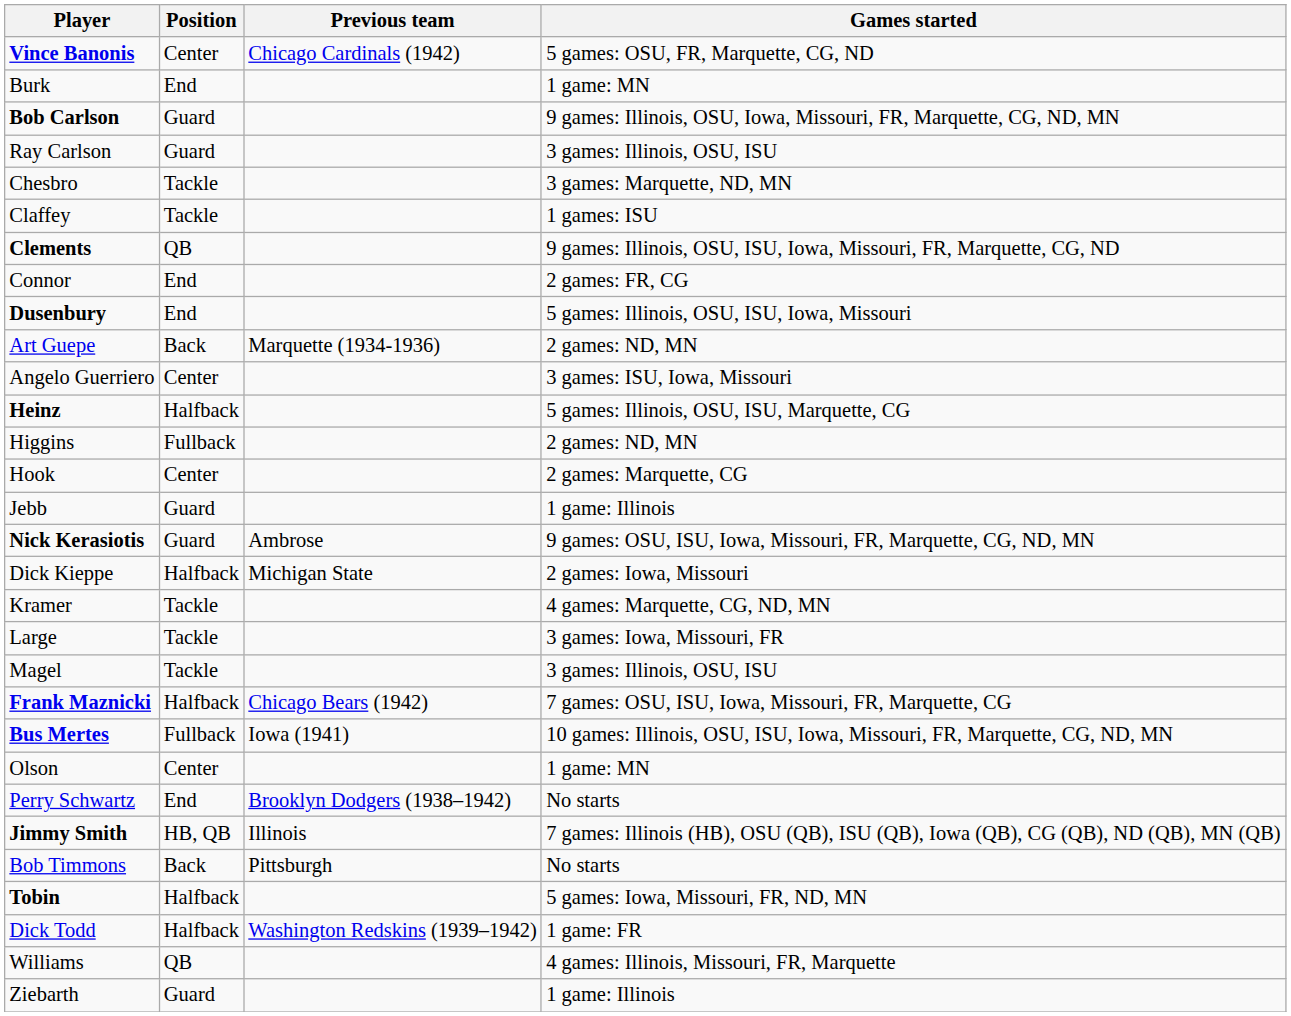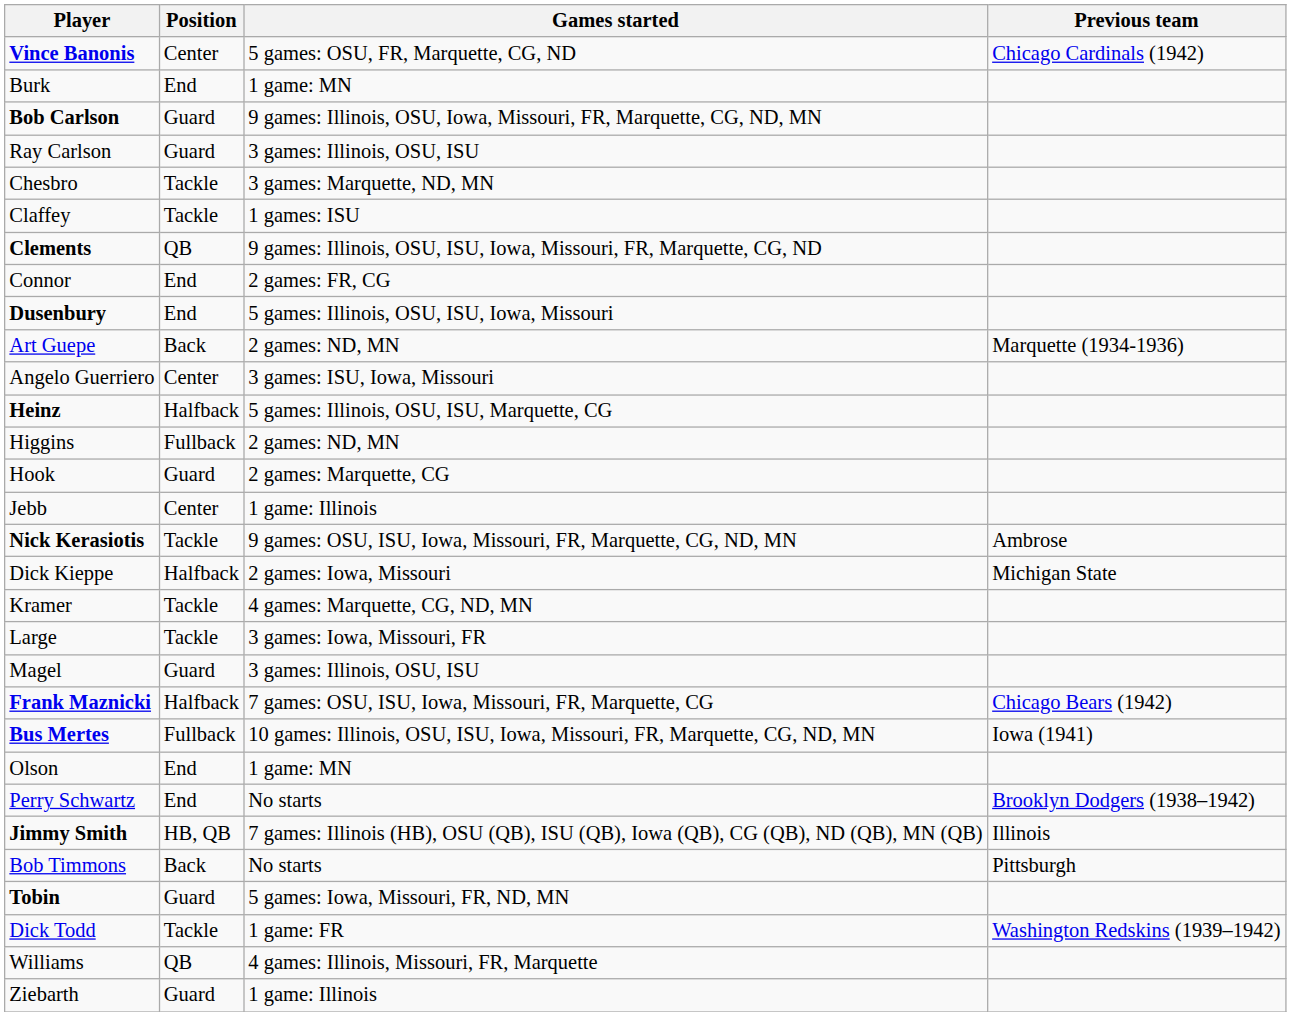columns swapped: (393, 20) <-> (913, 20)
(191, 475) Center -> (189, 475) Guard
(189, 507) Guard -> (191, 507) Center
(189, 540) Guard -> (191, 540) Tackle
(191, 670) Tackle -> (189, 670) Guard
(191, 767) Center -> (180, 767) End
(201, 897) Halfback -> (189, 897) Guard
(201, 930) Halfback -> (191, 930) Tackle
